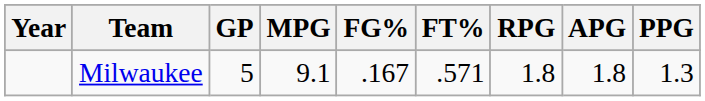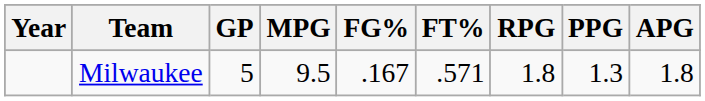columns swapped: (597, 27) <-> (666, 27)
(313, 72) 9.1 -> (313, 72) 9.5
